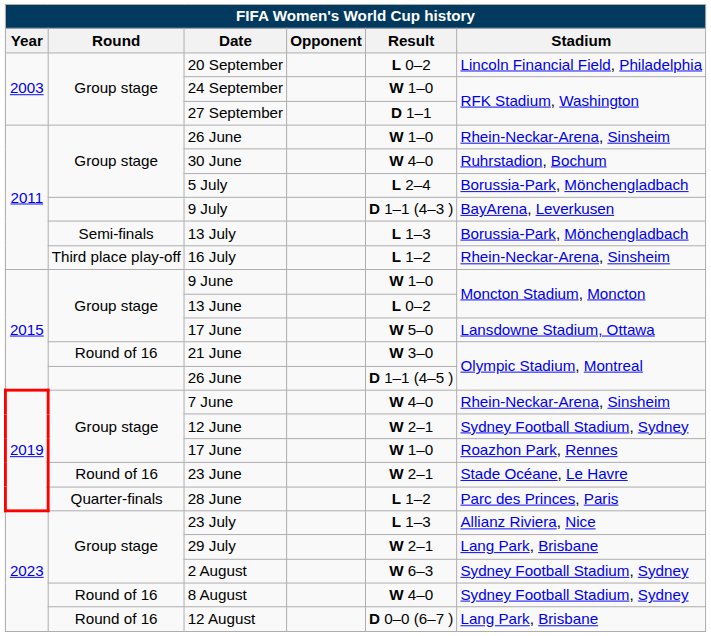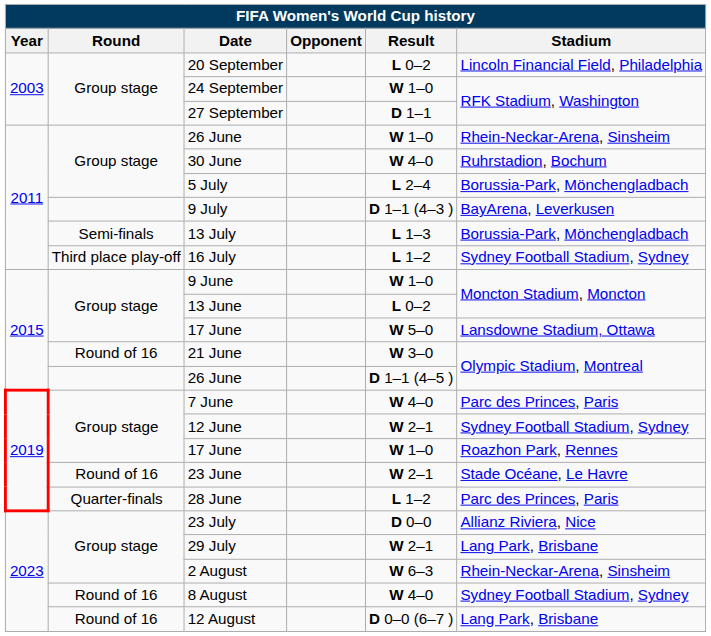(565, 257) Rhein-Neckar-Arena, Sinsheim -> (574, 257) Sydney Football Stadium, Sydney
(565, 402) Rhein-Neckar-Arena, Sinsheim -> (539, 402) Parc des Princes, Paris
(411, 522) L 1–3 -> (411, 522) D 0–0
(574, 570) Sydney Football Stadium, Sydney -> (565, 570) Rhein-Neckar-Arena, Sinsheim
